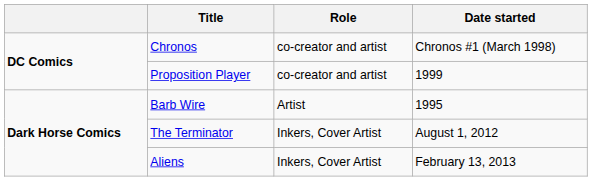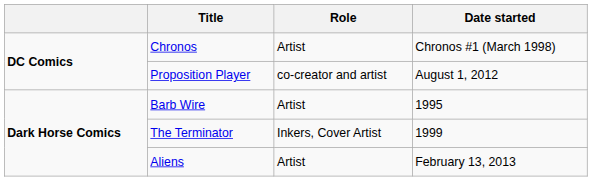(332, 47) co-creator and artist -> (291, 47) Artist
(429, 76) 1999 -> (457, 76) August 1, 2012
(457, 133) August 1, 2012 -> (429, 133) 1999
(329, 161) Inkers, Cover Artist -> (291, 161) Artist
